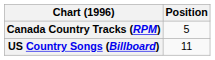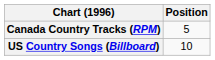(187, 47) 11 -> (187, 47) 10
